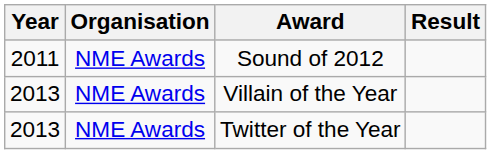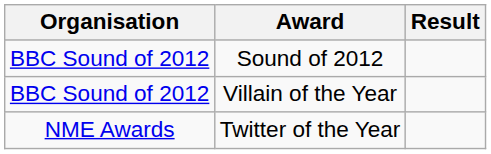- column: (35, 22)
(140, 58) NME Awards -> (110, 58) BBC Sound of 2012
(140, 93) NME Awards -> (110, 93) BBC Sound of 2012
